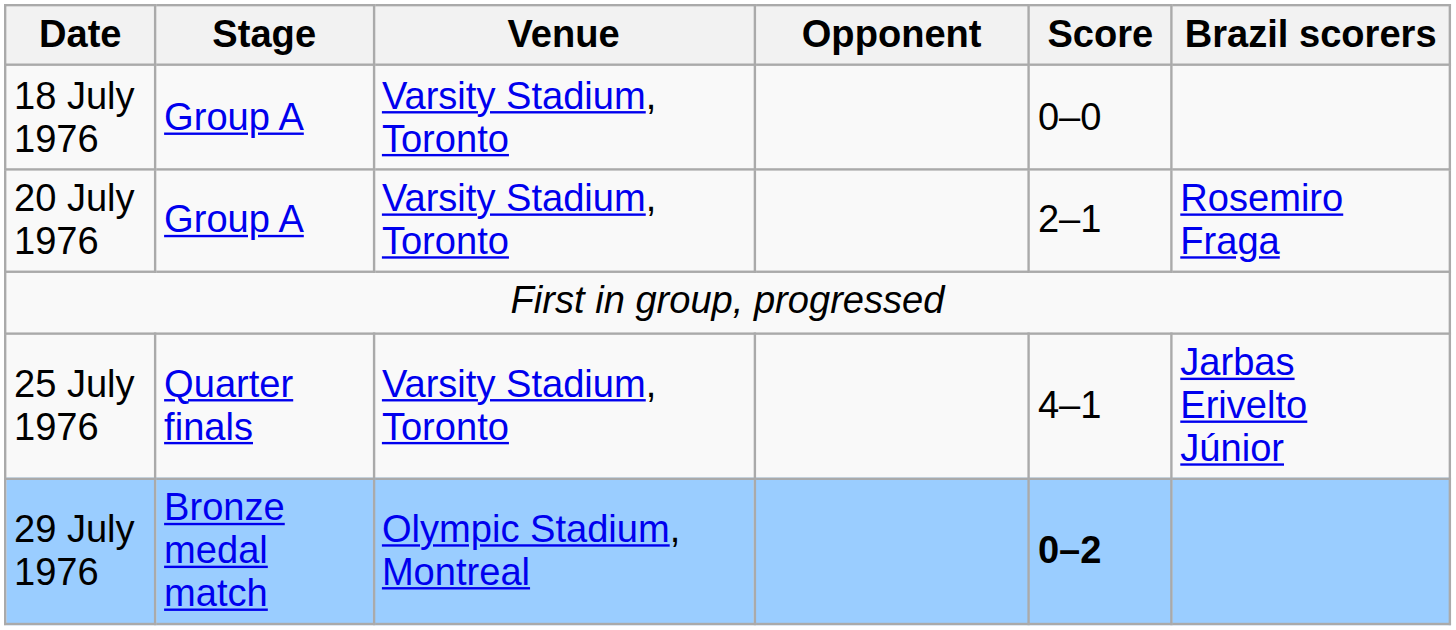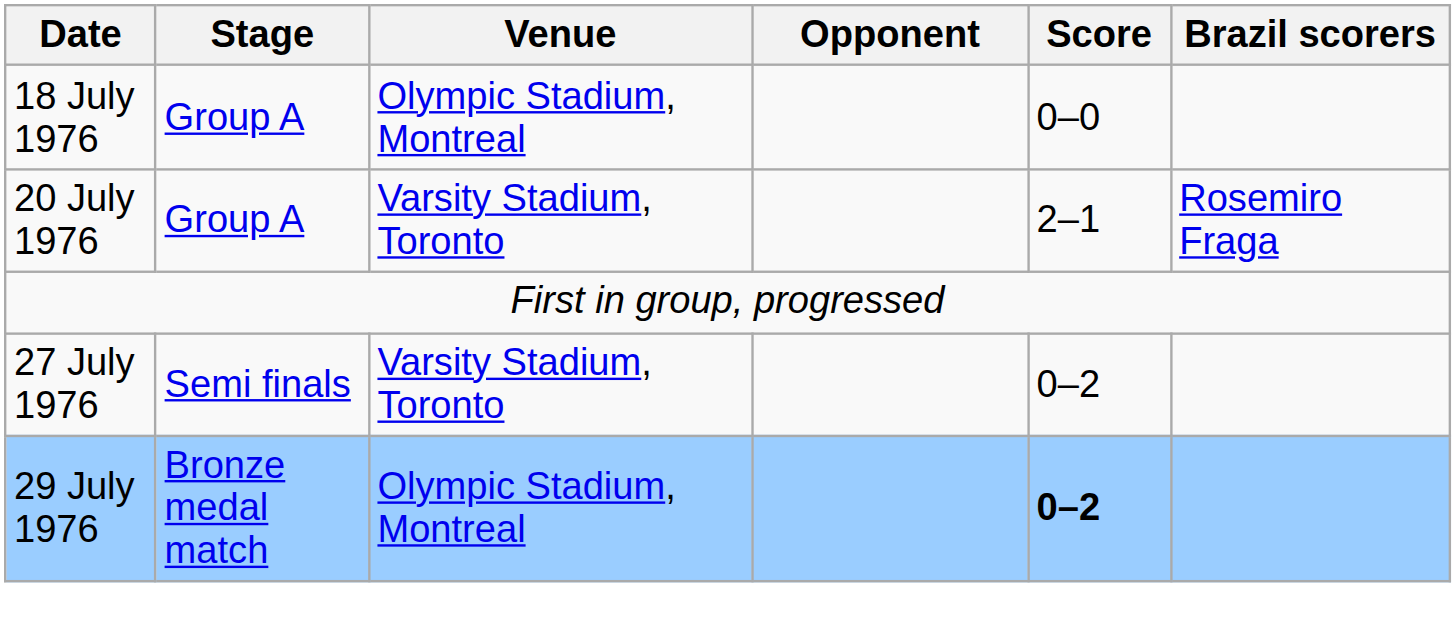(519, 116) Varsity Stadium, Toronto -> (527, 116) Olympic Stadium, Montreal
- row: (74, 404)
+ row: (74, 383)
